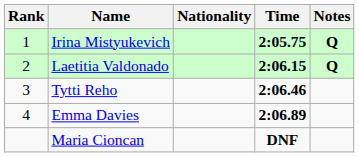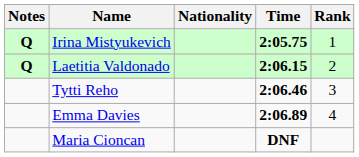columns swapped: (26, 16) <-> (332, 16)
